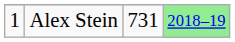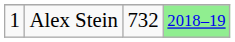(143, 20) 731 -> (143, 20) 732
